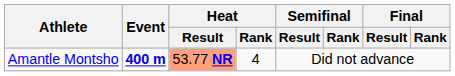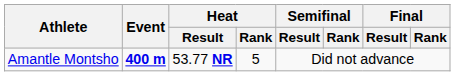(203, 60) lightsalmon background -> (203, 60) no background
(256, 60) 4 -> (256, 60) 5
